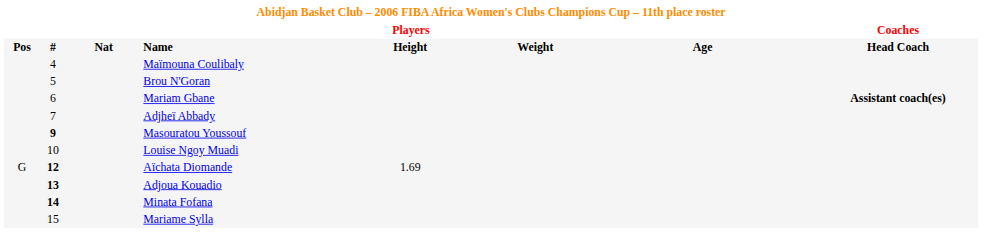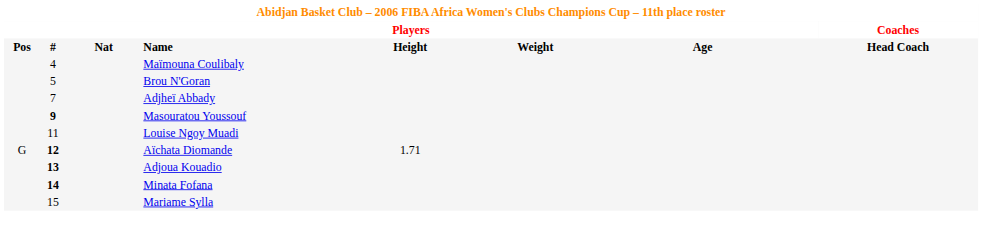- row: (179, 98)
(53, 150) 10 -> (53, 133) 11
(410, 167) 1.69 -> (410, 150) 1.71
